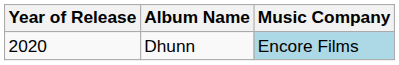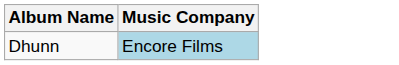- column: (72, 18)
